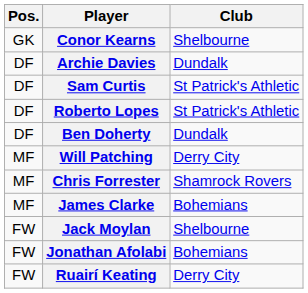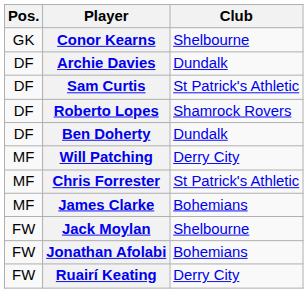(236, 110) St Patrick's Athletic -> (232, 110) Shamrock Rovers
(232, 181) Shamrock Rovers -> (236, 181) St Patrick's Athletic
